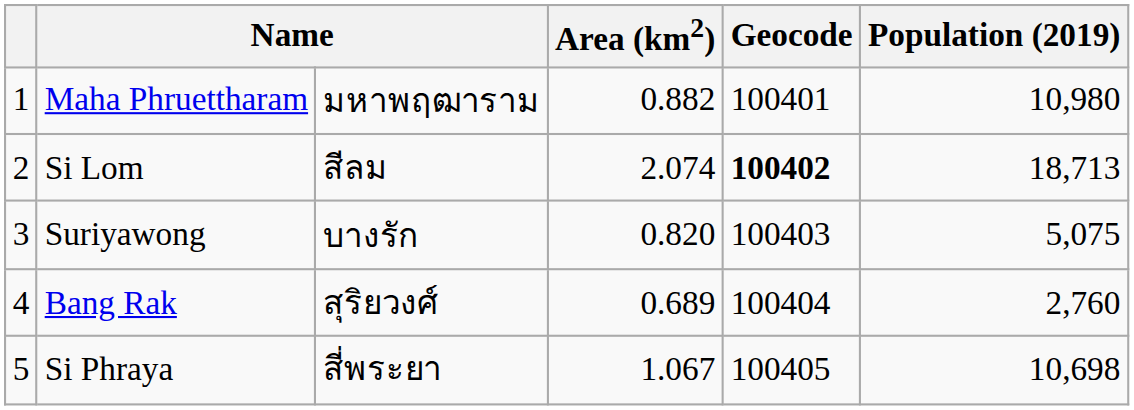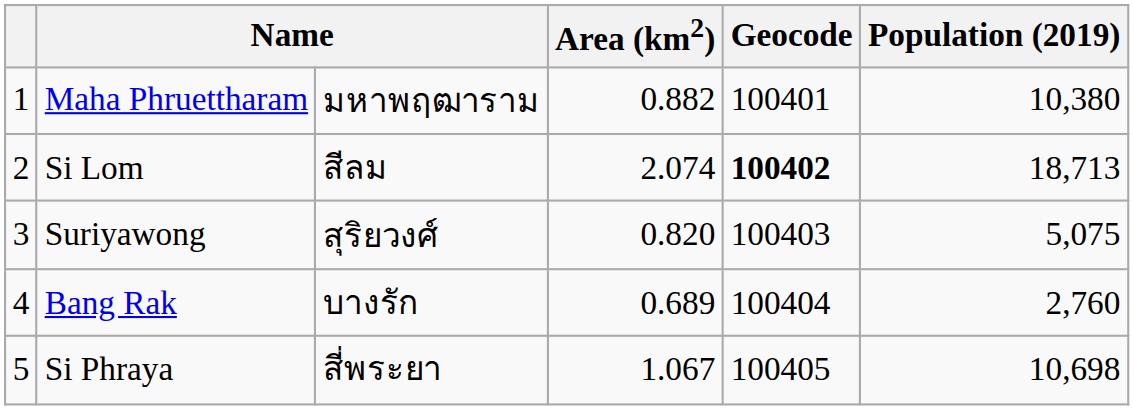(1075, 99) 10,980 -> (1075, 99) 10,380
(371, 235) บางรัก -> (381, 235) สุริยวงศ์
(381, 303) สุริยวงศ์ -> (371, 303) บางรัก
